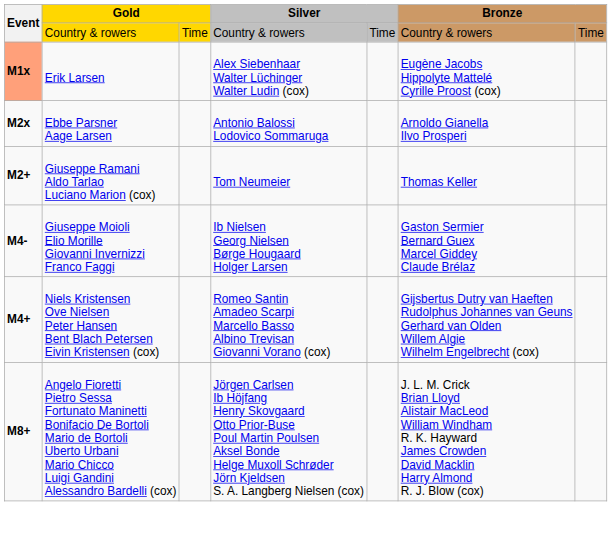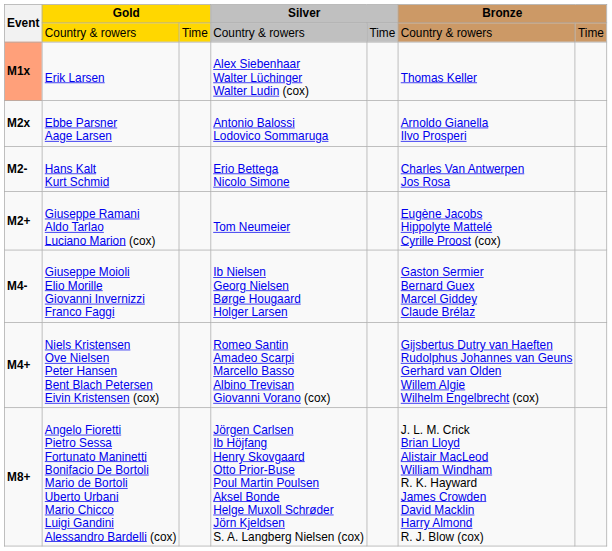(451, 78) Eugène Jacobs Hippolyte Mattelé Cyrille Proost (cox) -> (439, 78) Thomas Keller
+ row: (77, 175)
(439, 182) Thomas Keller -> (451, 227) Eugène Jacobs Hippolyte Mattelé Cyrille Proost (cox)
